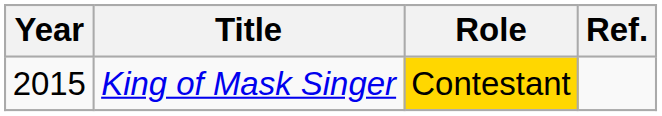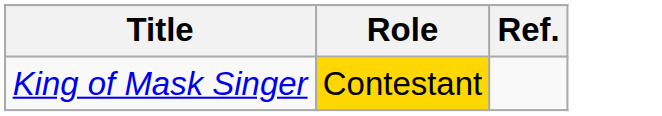- column: (49, 30)
